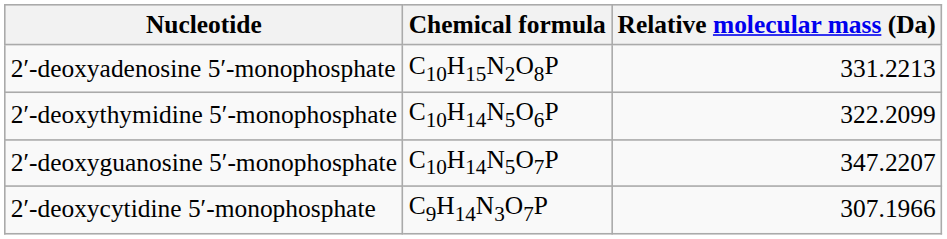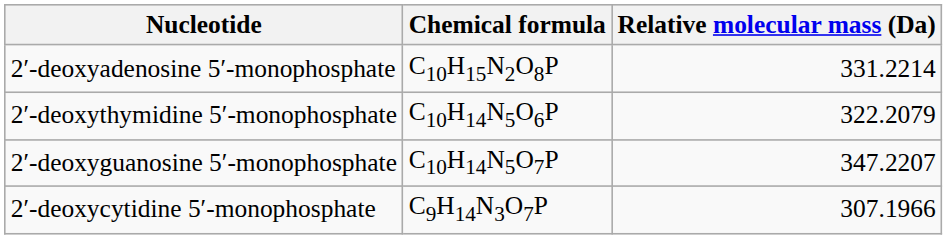(888, 68) 331.2213 -> (888, 68) 331.2214
(888, 115) 322.2099 -> (888, 115) 322.2079
